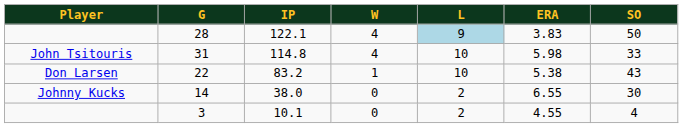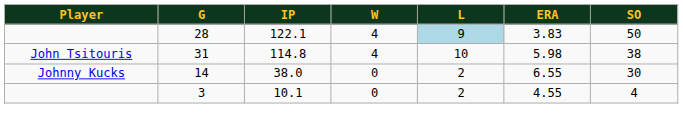(634, 54) 33 -> (634, 54) 38
- row: (202, 73)
